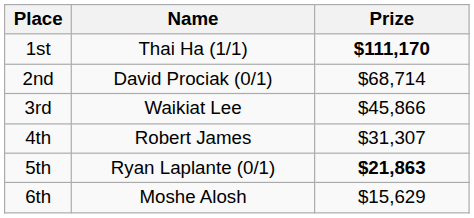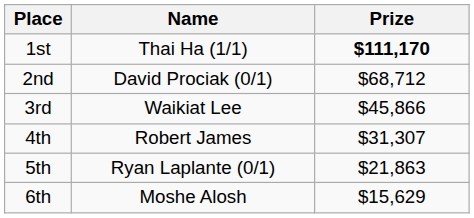(392, 78) $68,714 -> (392, 78) $68,712
(392, 167) bold -> (392, 167) normal
